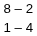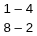rows swapped: (18, 9) <-> (18, 27)
